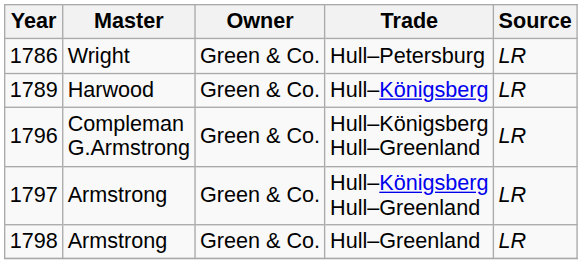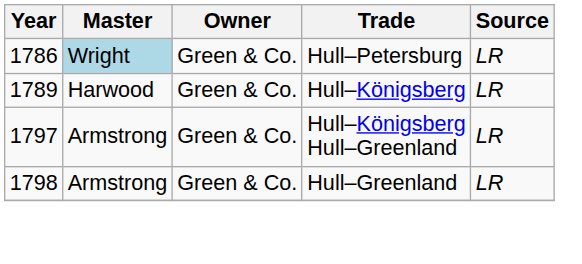(99, 55) no background -> (99, 55) lightblue background
- row: (34, 136)
